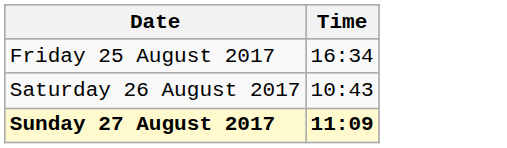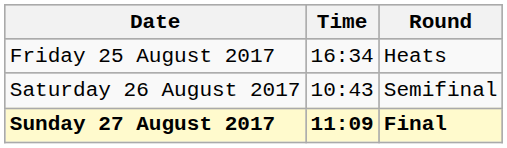+ column: (441, 22)
